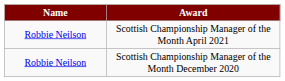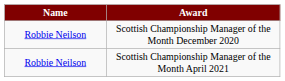rows swapped: (193, 62) <-> (193, 34)
